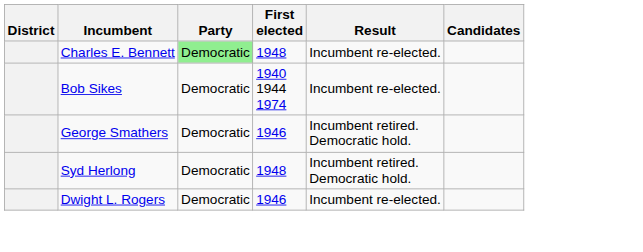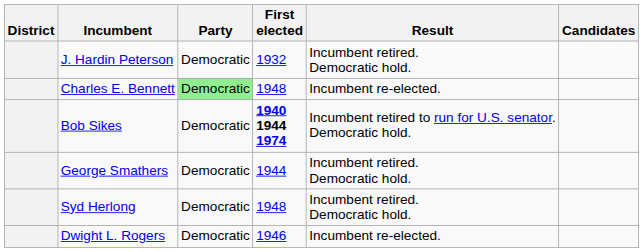+ row: (117, 59)
(271, 89) normal -> (271, 125) bold
(375, 89) Incumbent re-elected. -> (433, 125) Incumbent retired to run for U.S. senator. Democratic hold.
(271, 133) 1946 -> (271, 170) 1944
